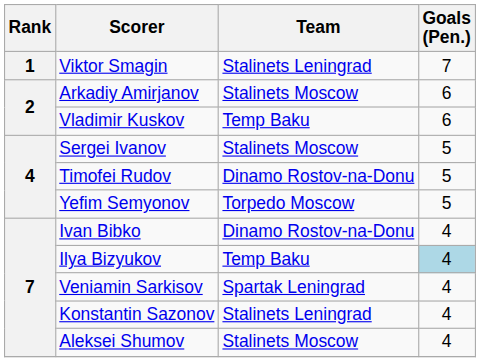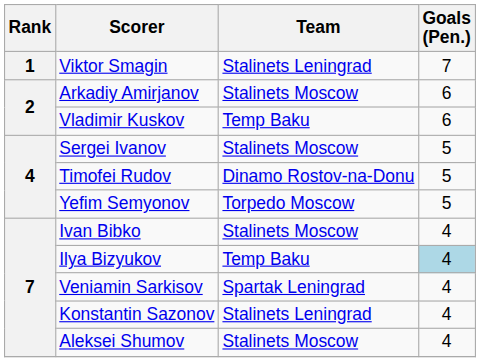(318, 231) Dinamo Rostov-na-Donu -> (290, 231) Stalinets Moscow
